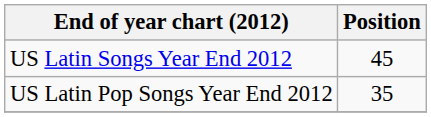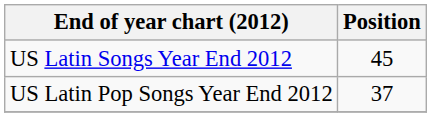(382, 93) 35 -> (382, 93) 37
